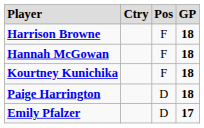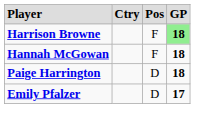(187, 34) no background -> (178, 34) lightgreen background
- row: (63, 73)
